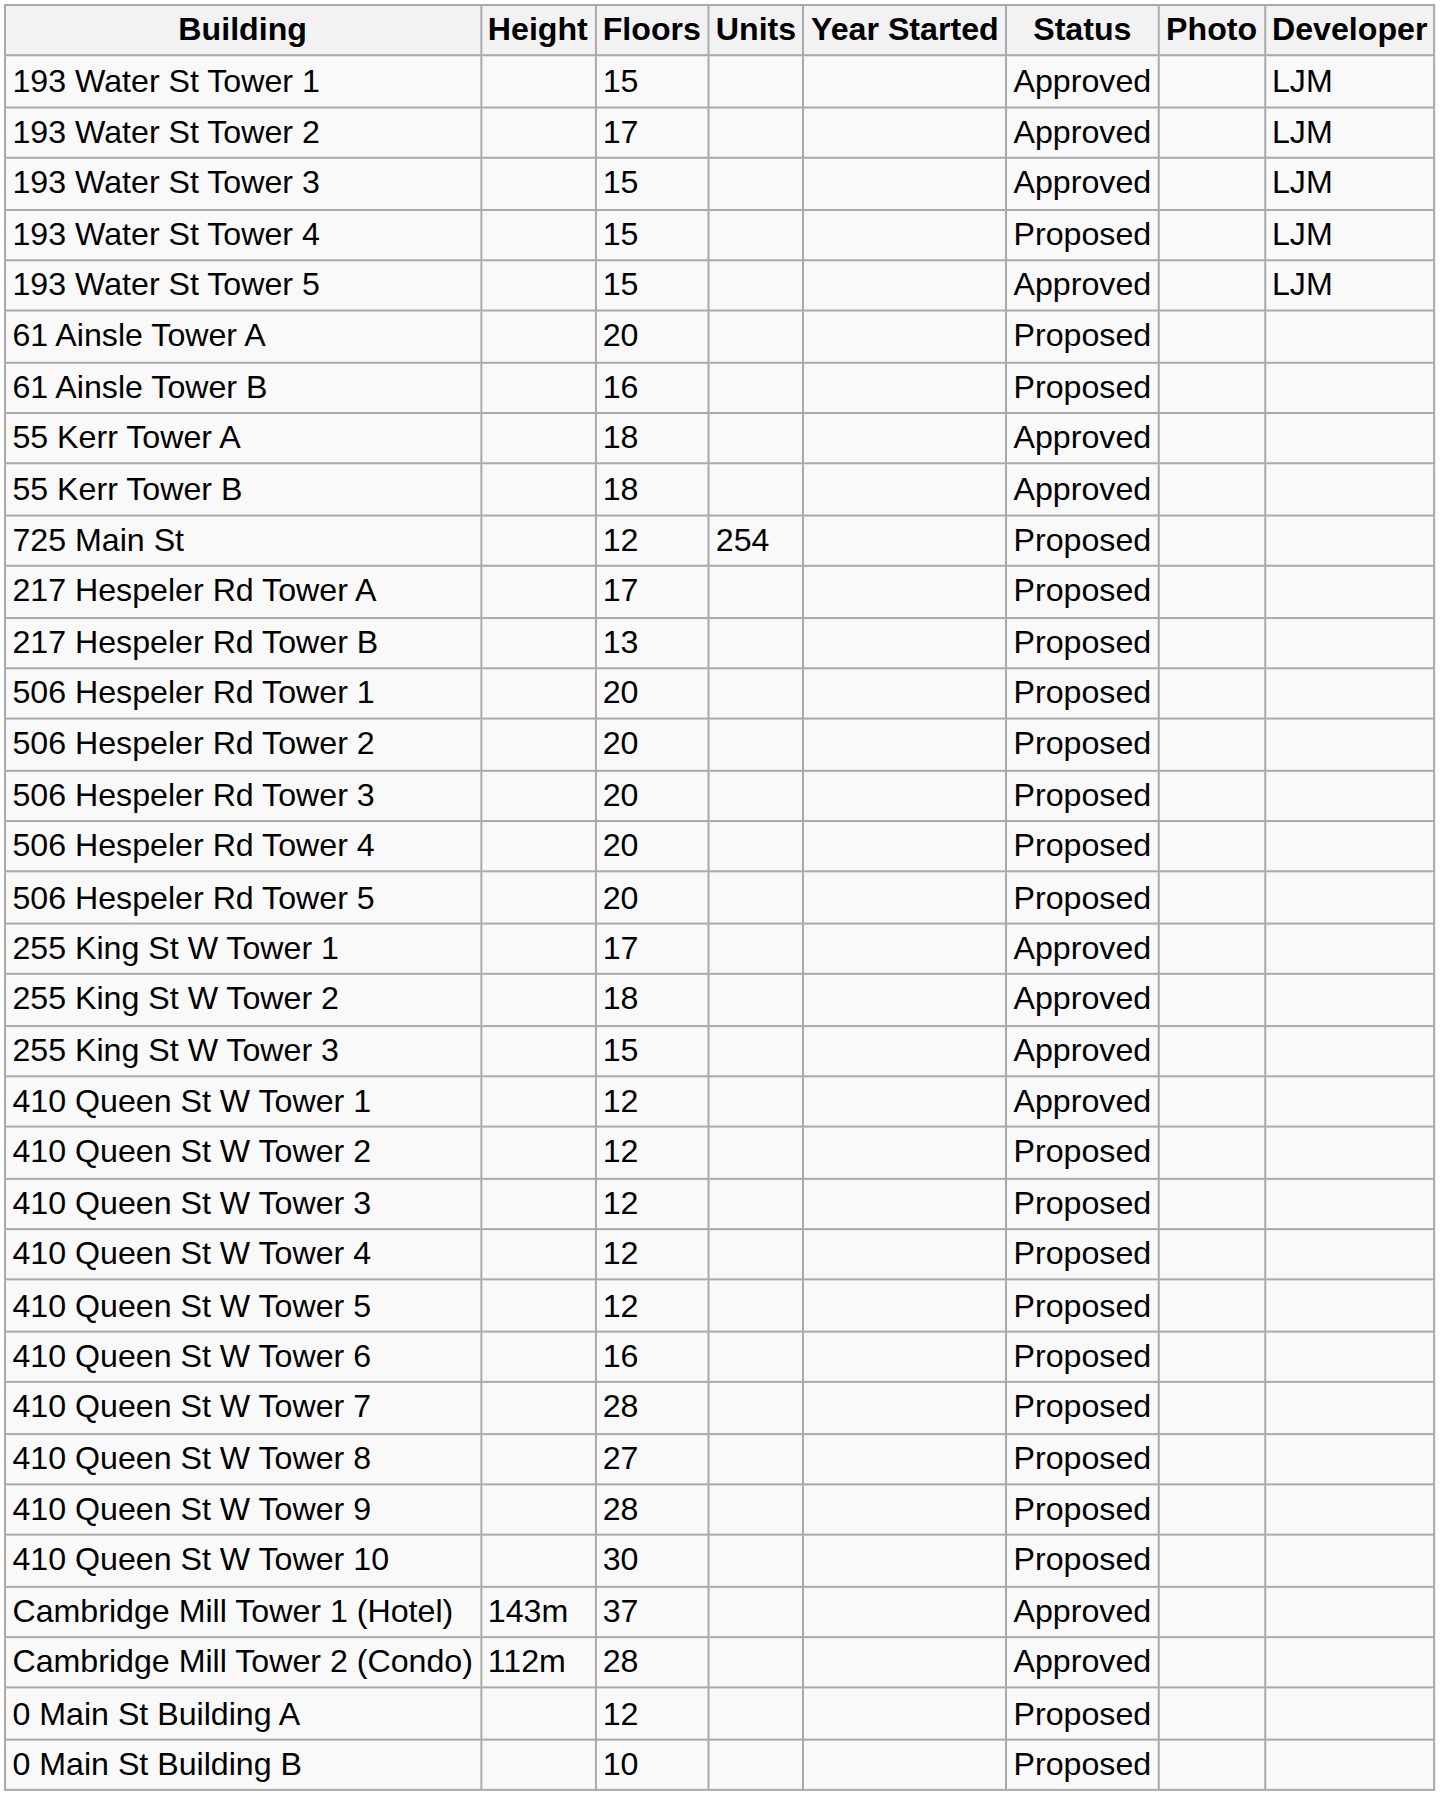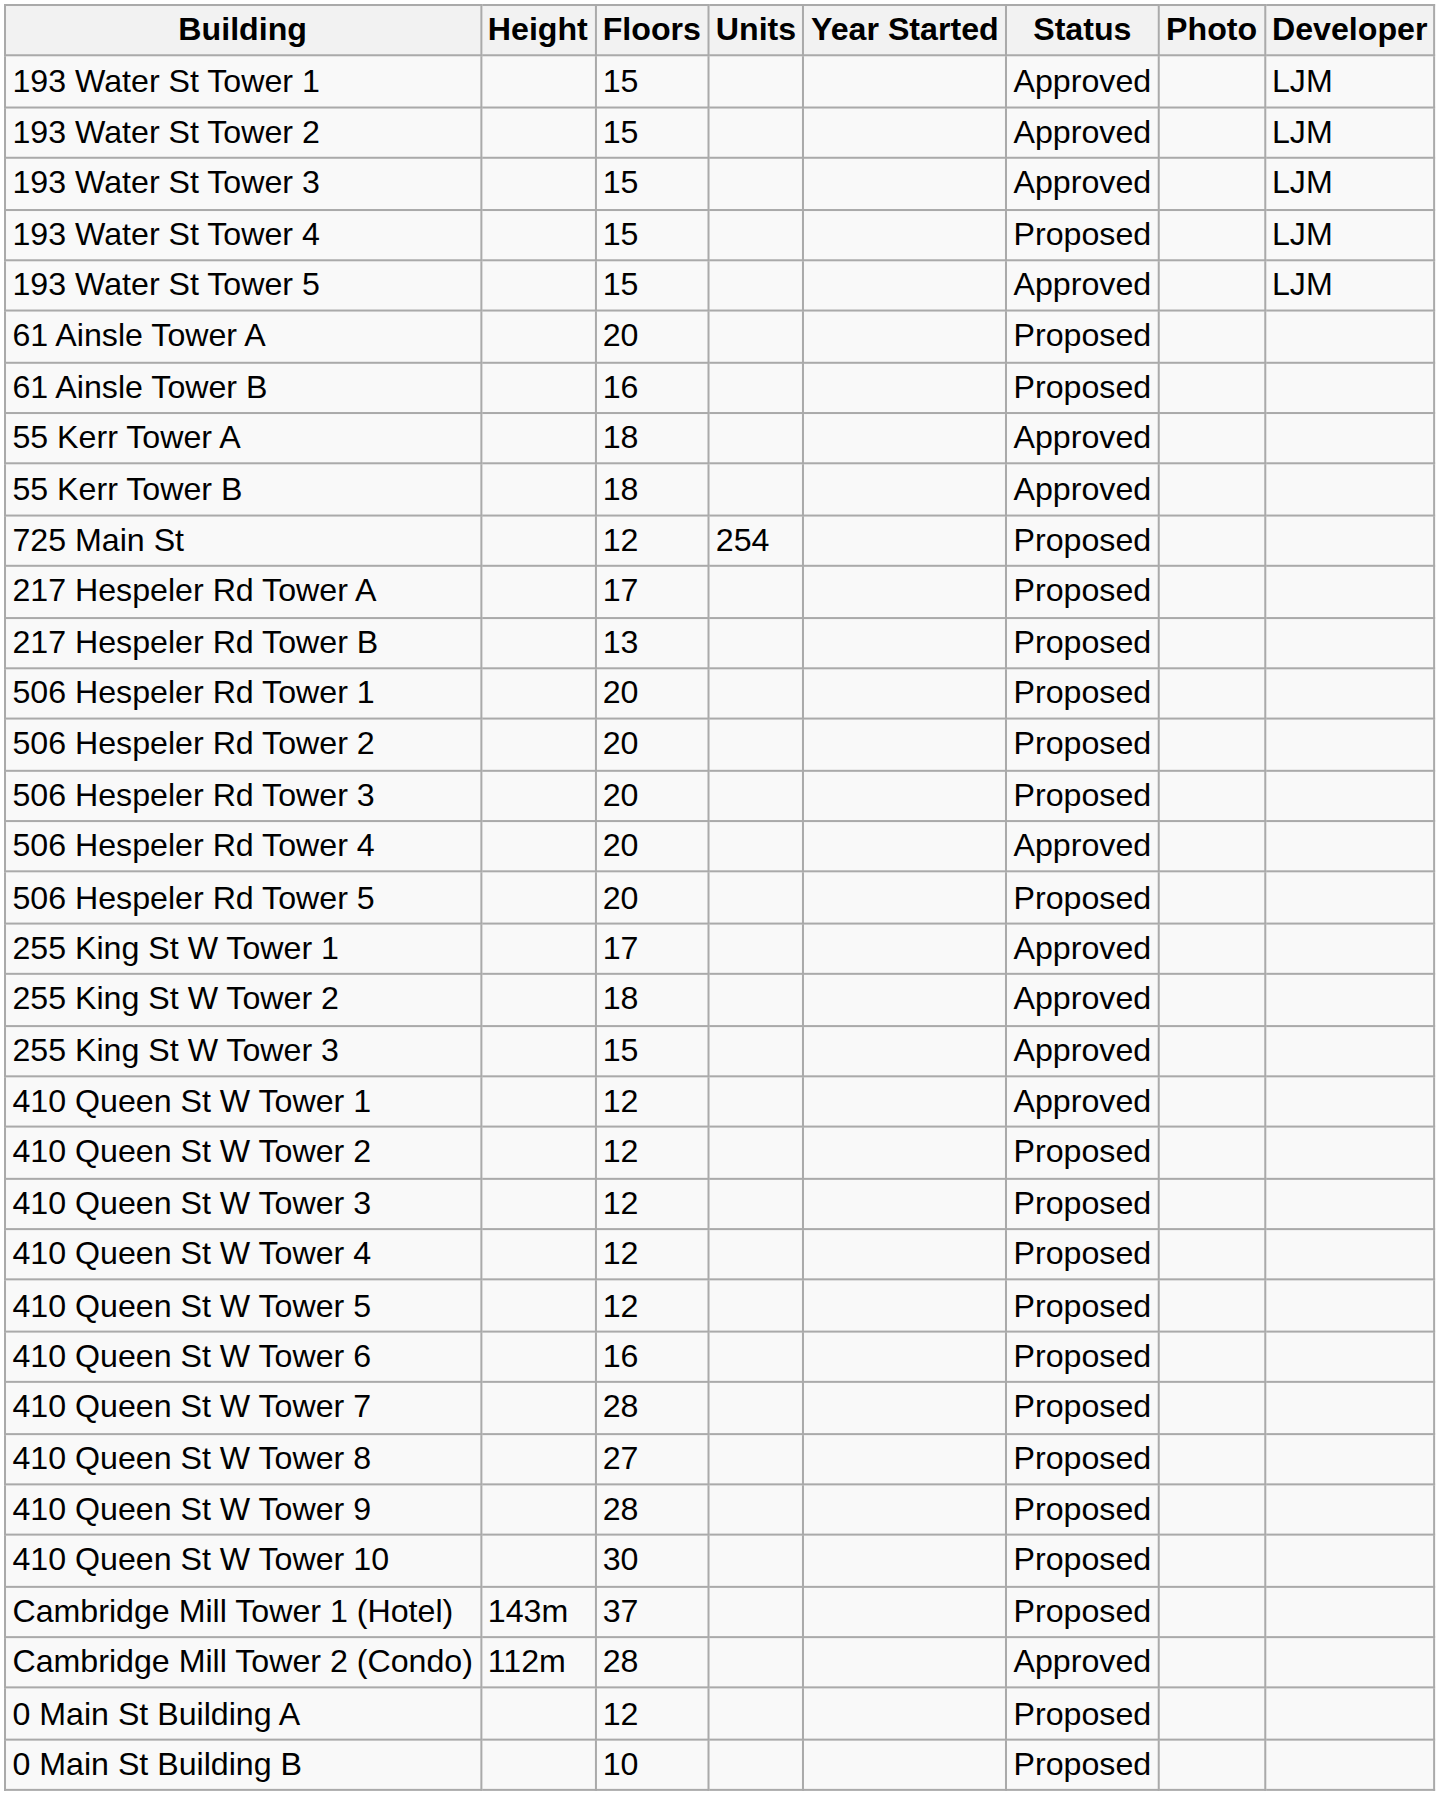(621, 132) 17 -> (621, 132) 15
(1082, 846) Proposed -> (1082, 846) Approved
(1082, 1611) Approved -> (1082, 1611) Proposed
